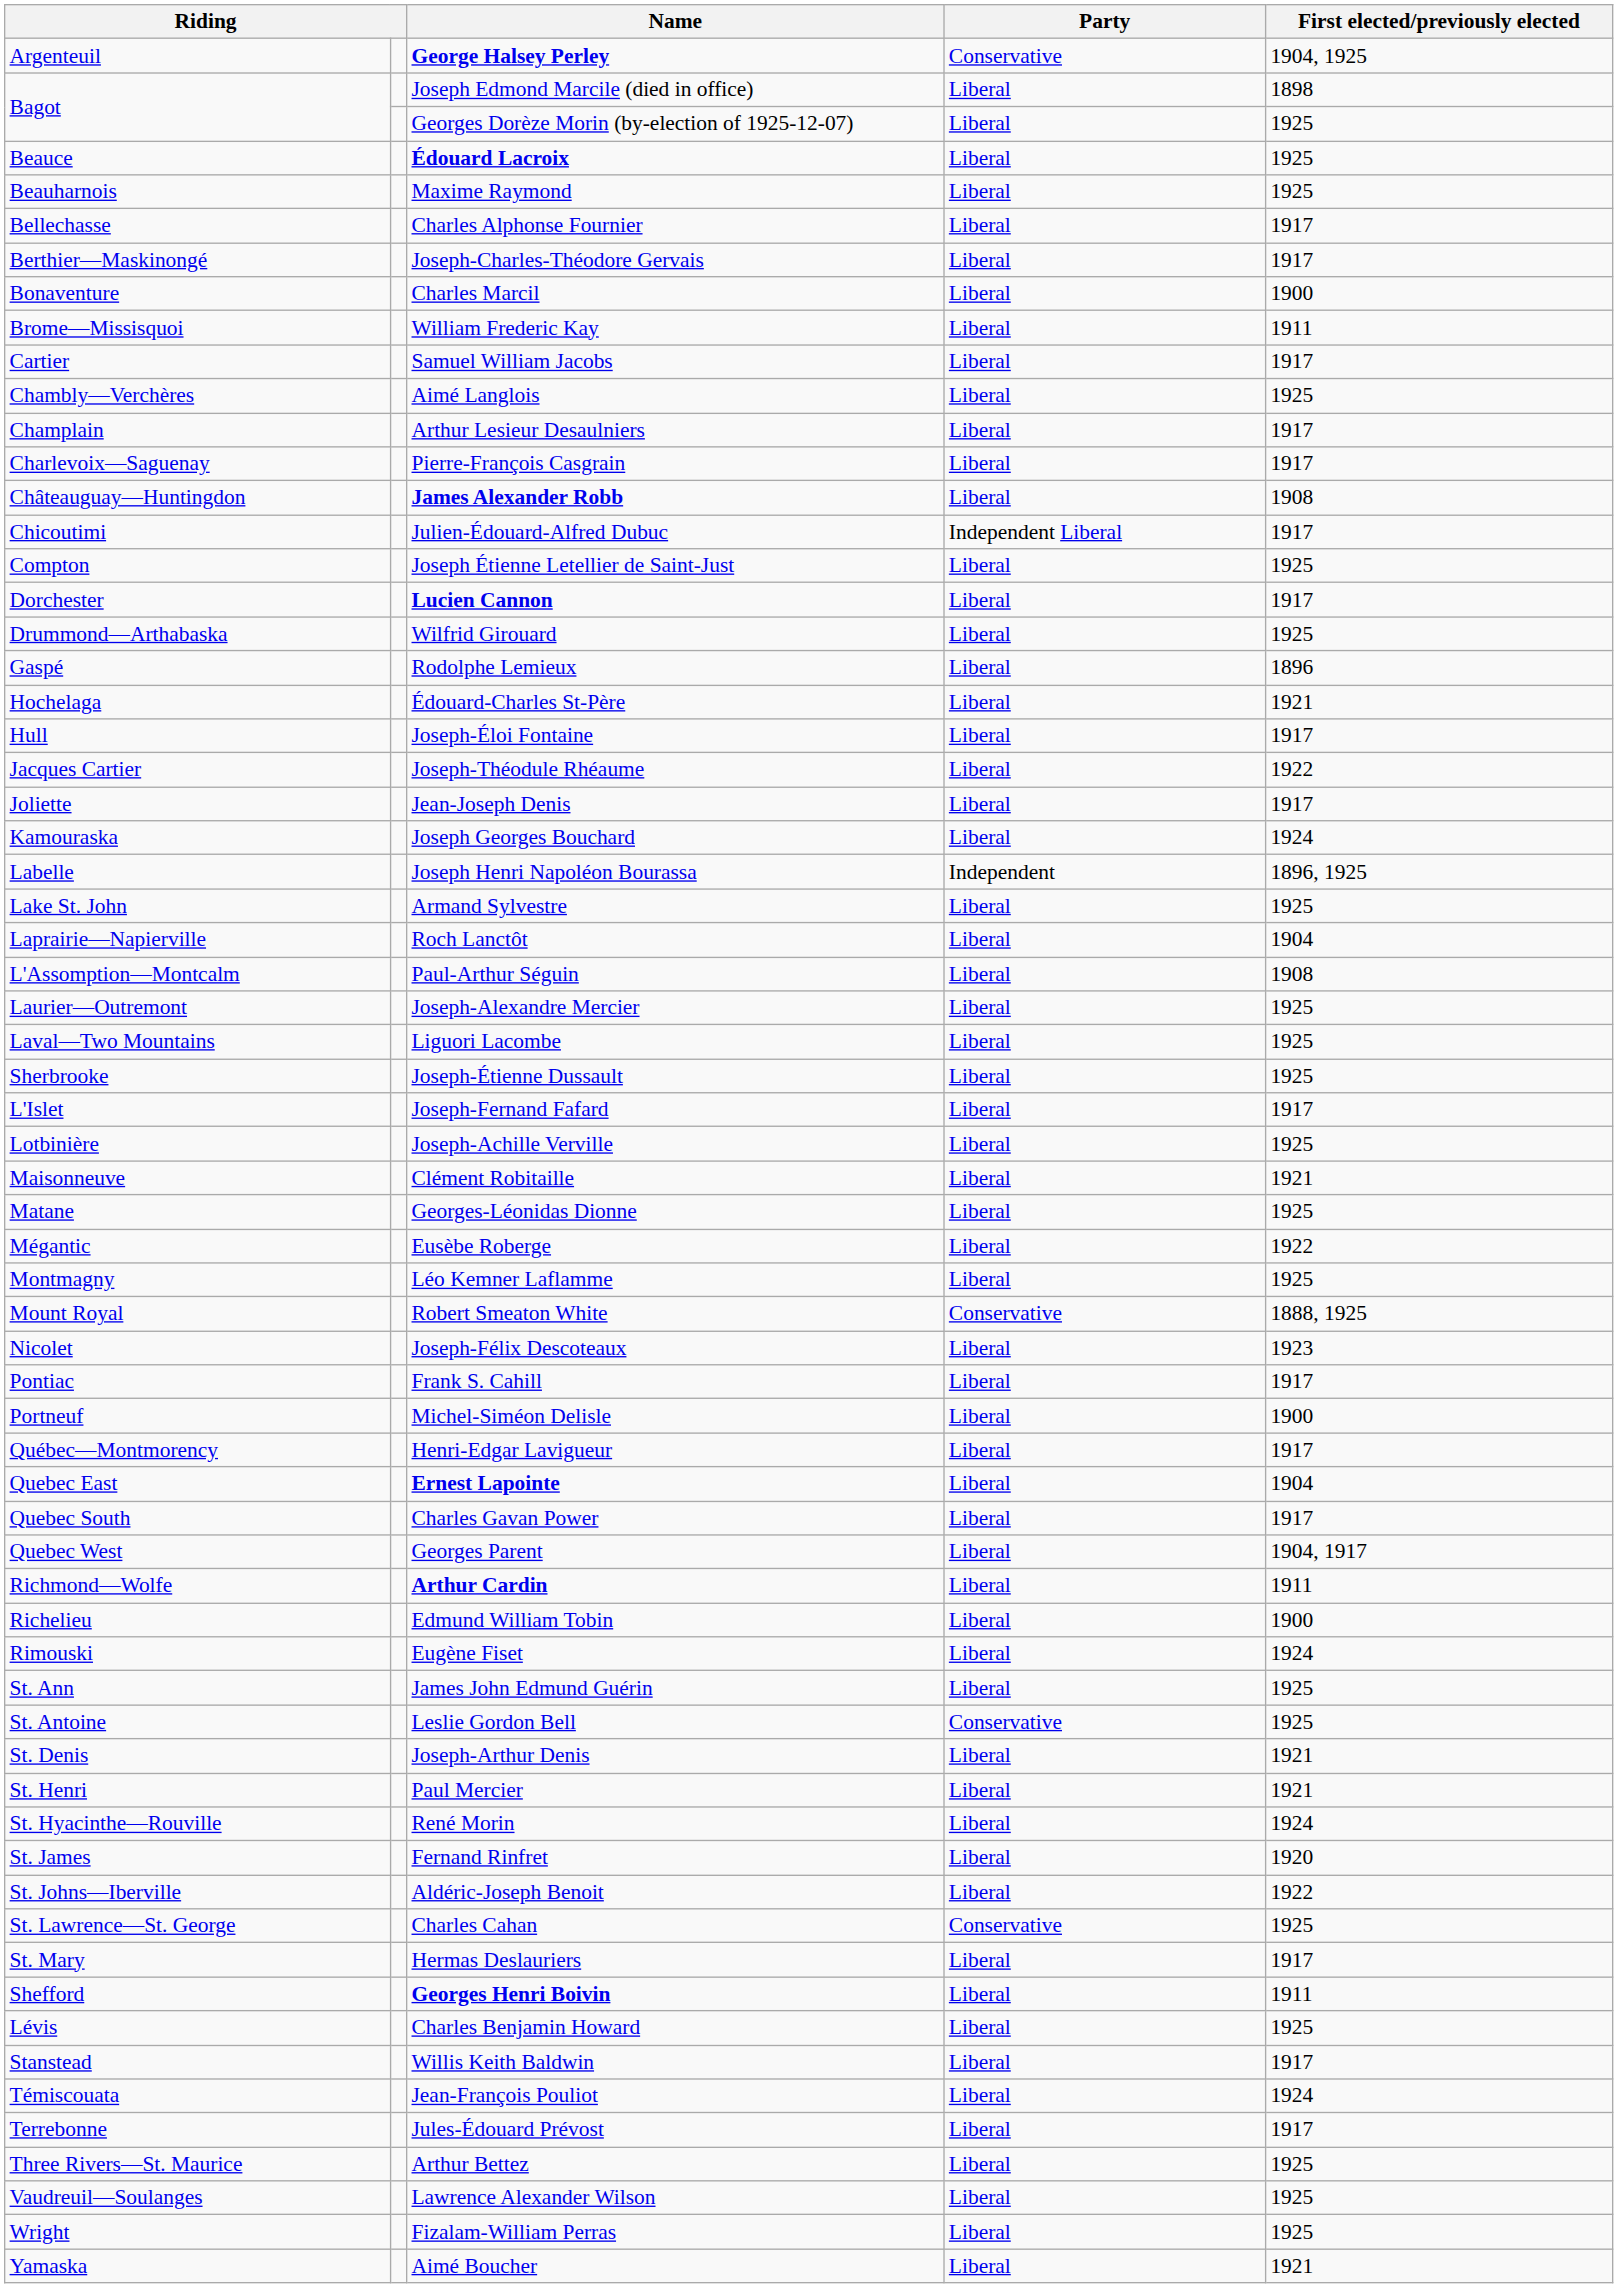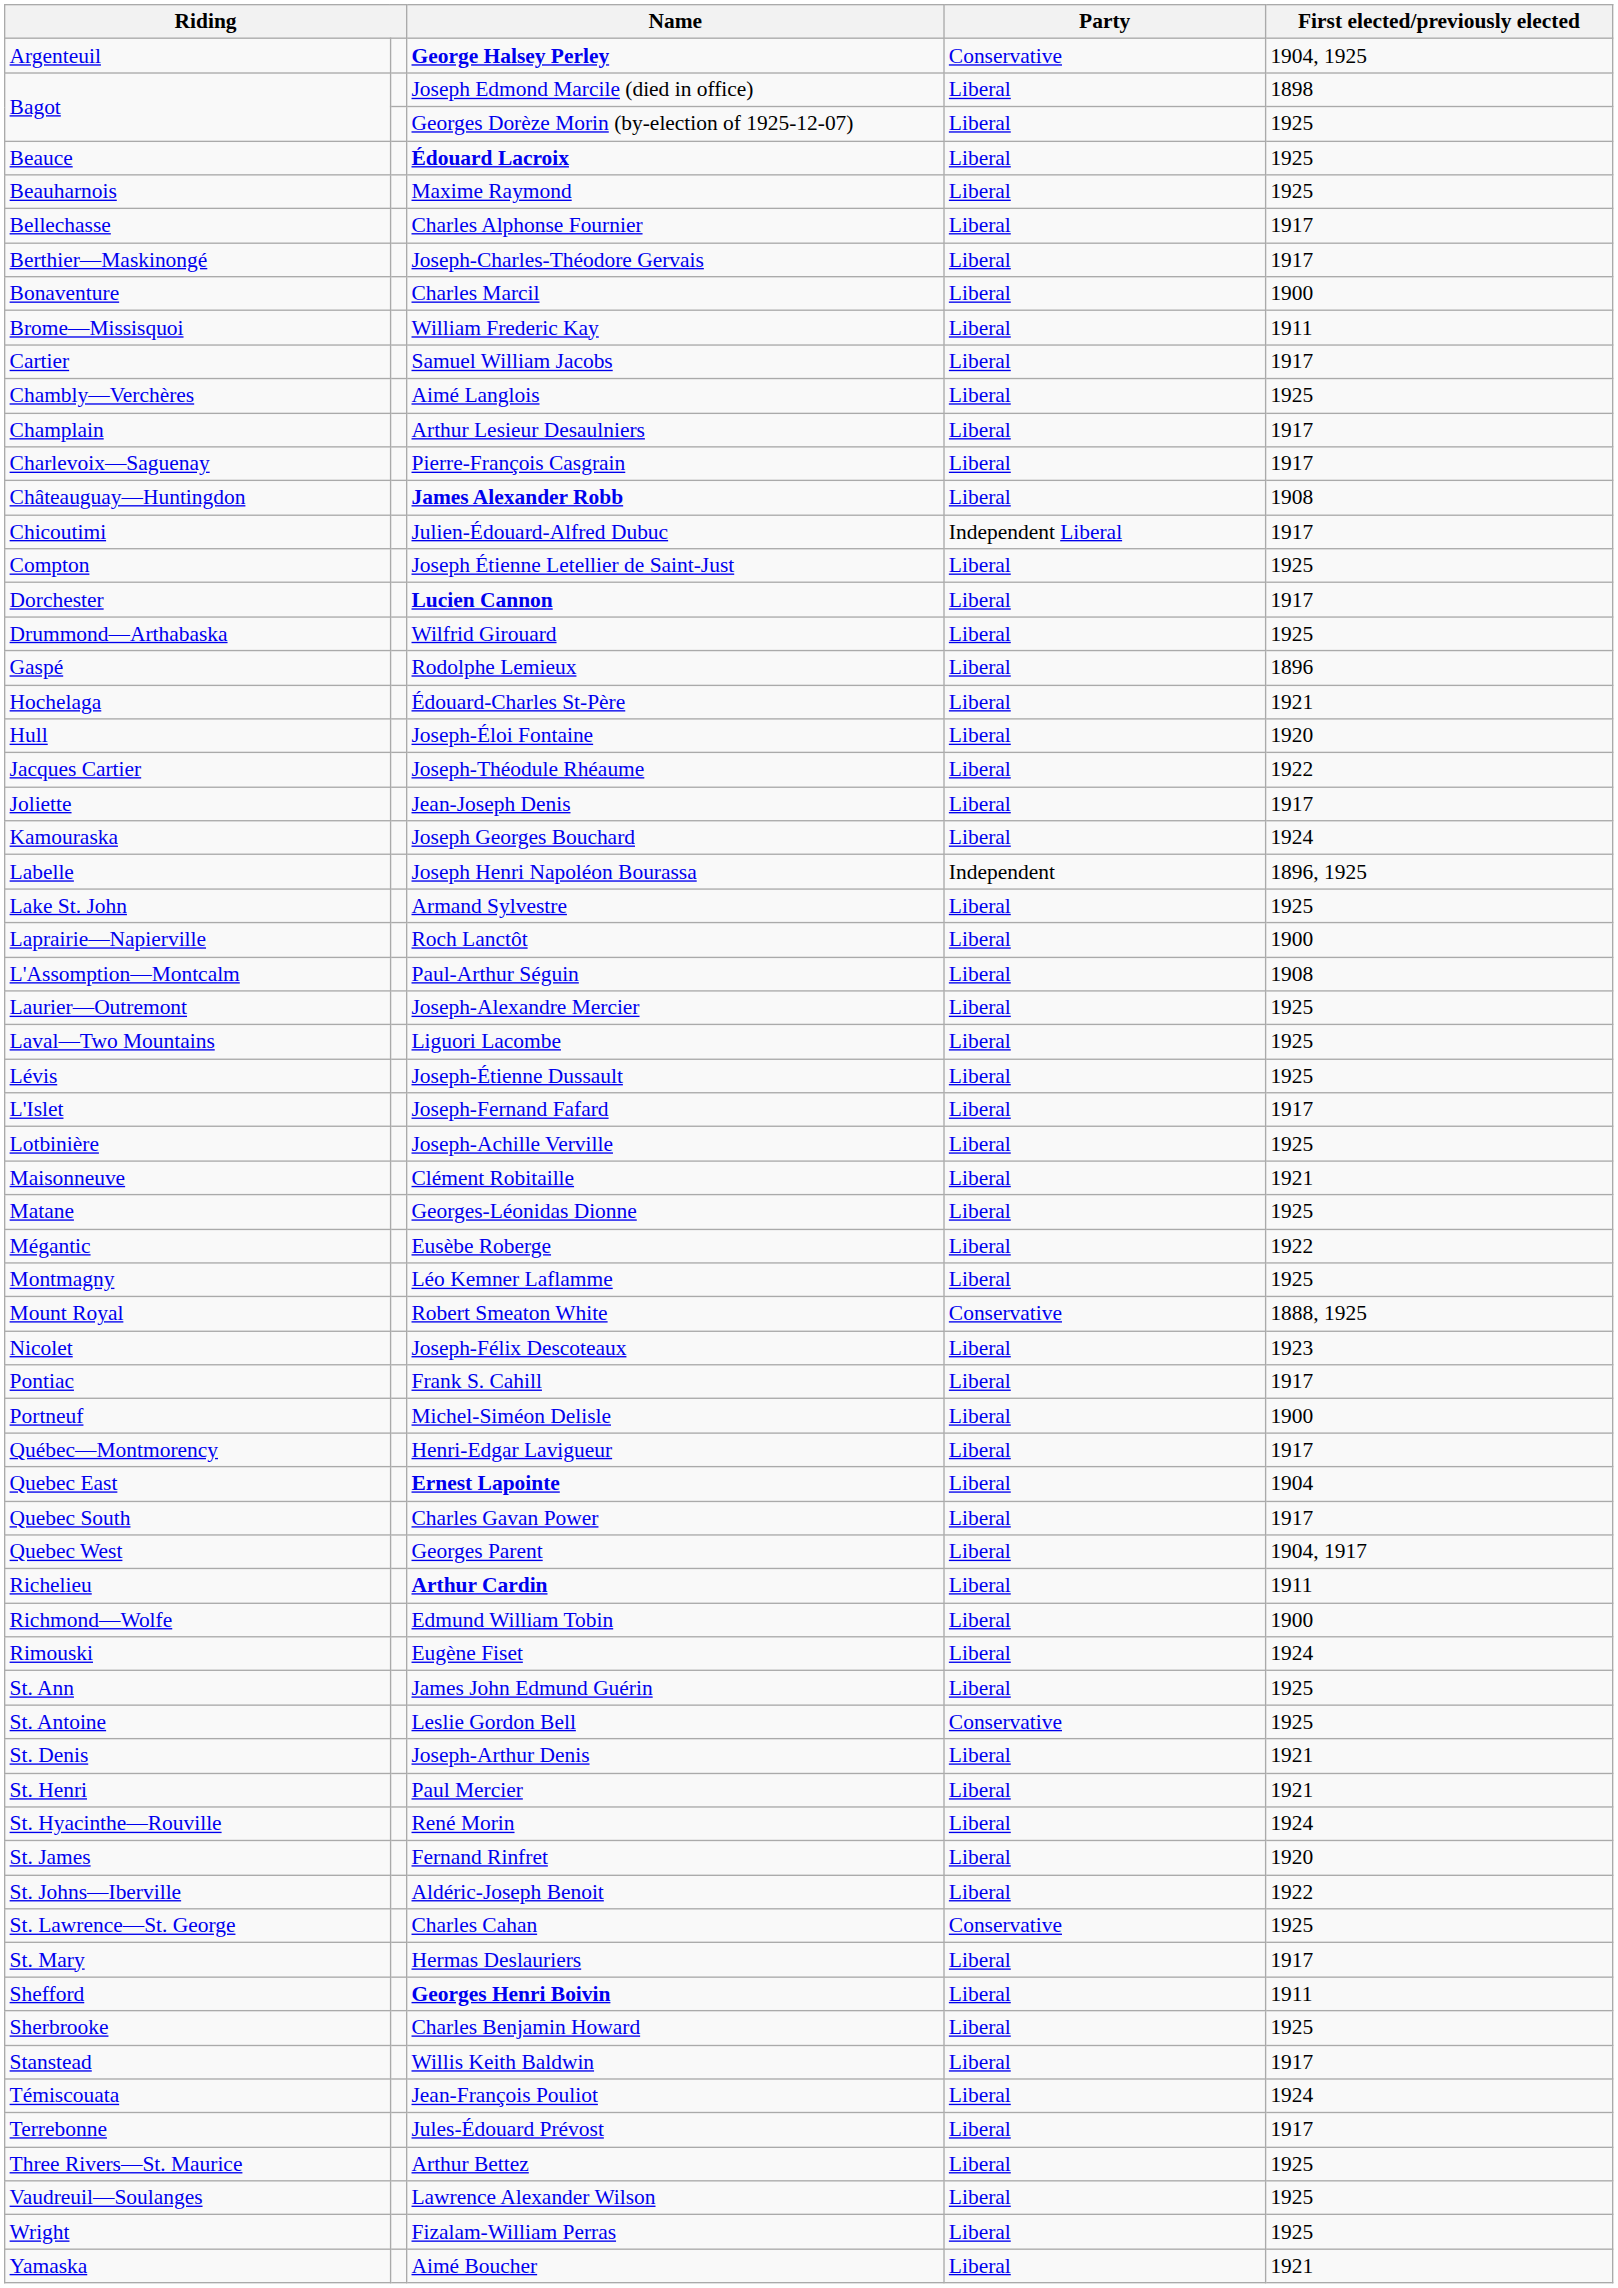(1292, 735) 1917 -> (1292, 735) 1920
(1292, 939) 1904 -> (1292, 939) 1900
(59, 1075) Sherbrooke -> (33, 1075) Lévis
(91, 1585) Richmond—Wolfe -> (51, 1585) Richelieu
(51, 1619) Richelieu -> (91, 1619) Richmond—Wolfe
(33, 2027) Lévis -> (59, 2027) Sherbrooke
